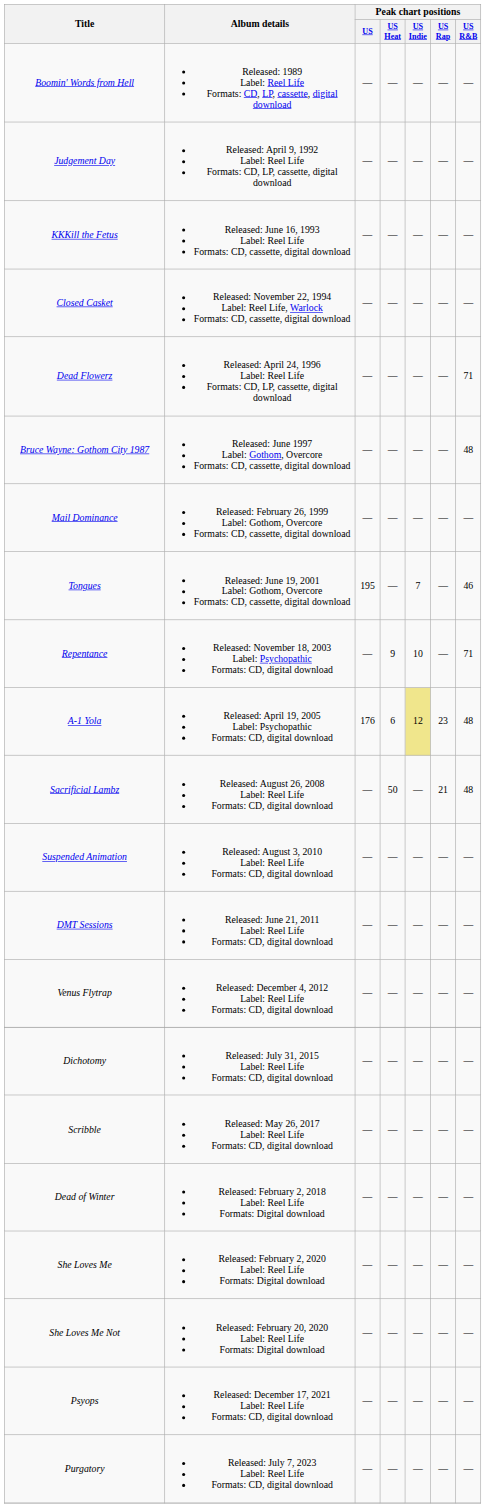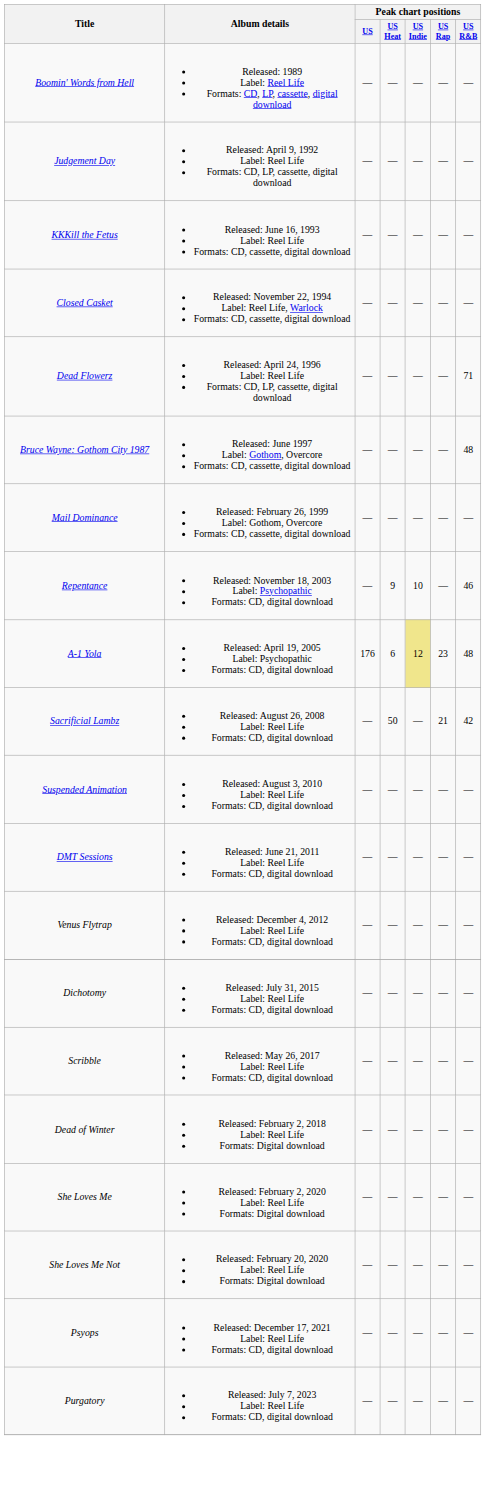- row: (85, 585)
(468, 653) 71 -> (468, 585) 46
(468, 789) 48 -> (468, 721) 42
